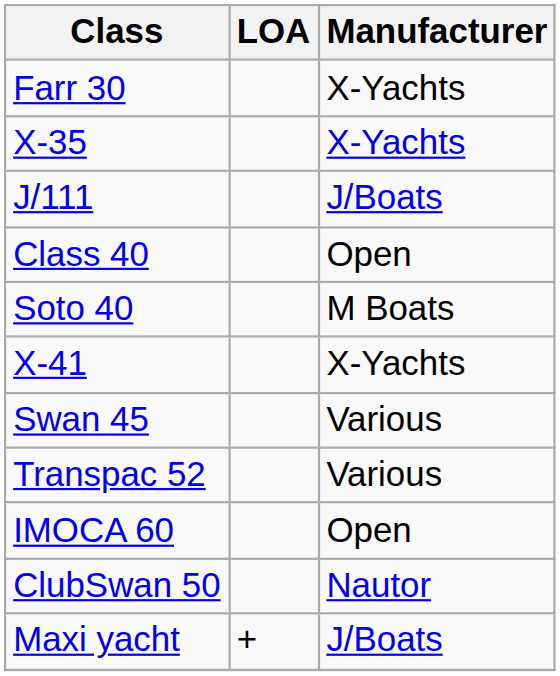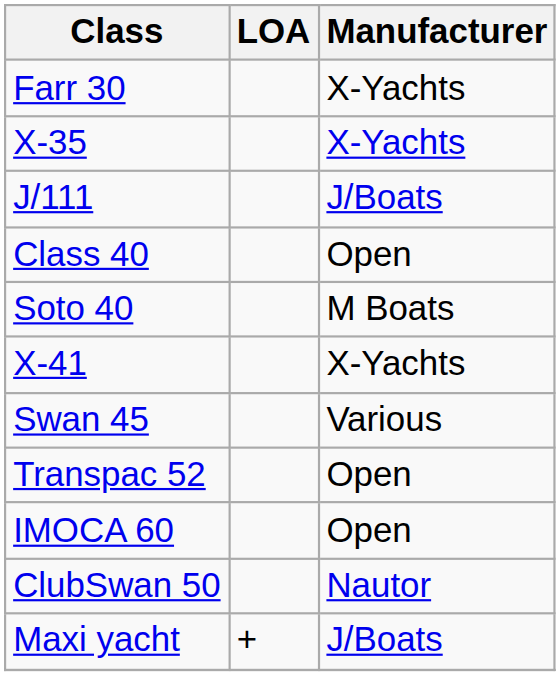(384, 474) Various -> (369, 474) Open
